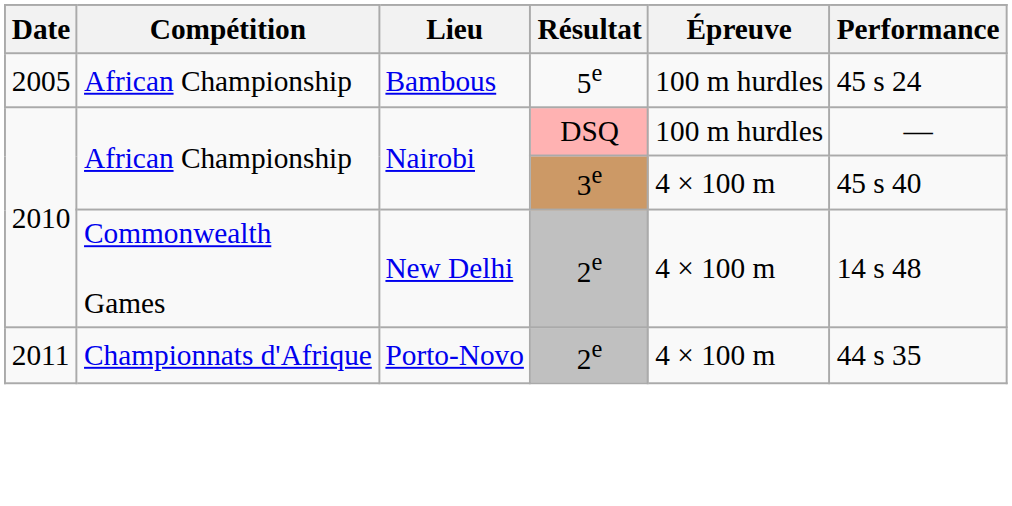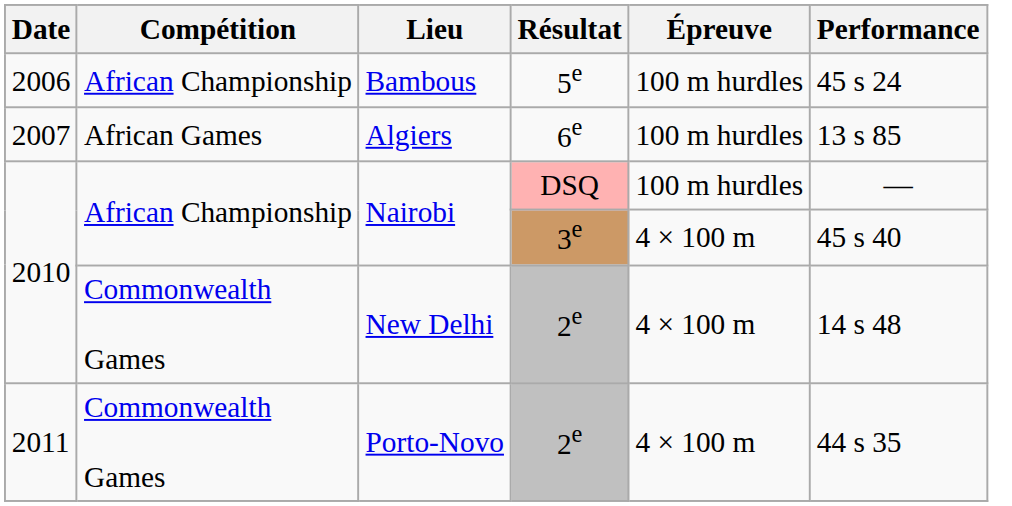(41, 80) 2005 -> (41, 80) 2006
+ row: (409, 134)
(228, 354) Championnats d'Afrique -> (178, 441) Commonwealth Games
